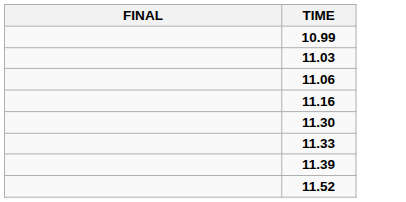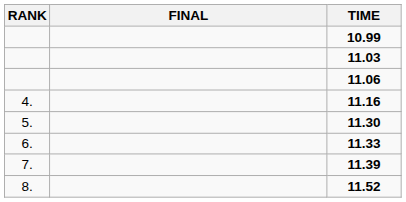+ column: (27, 16)
